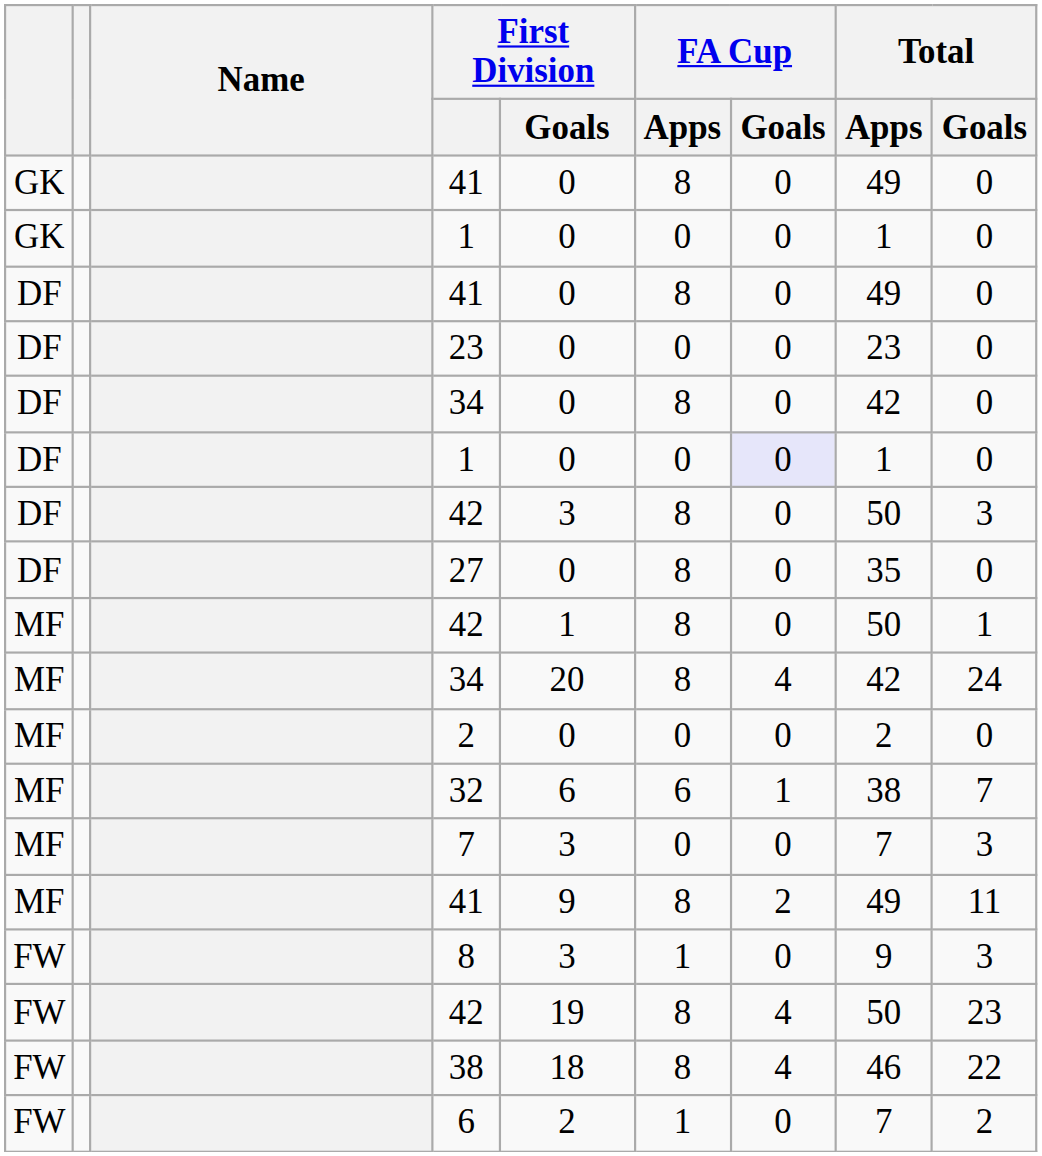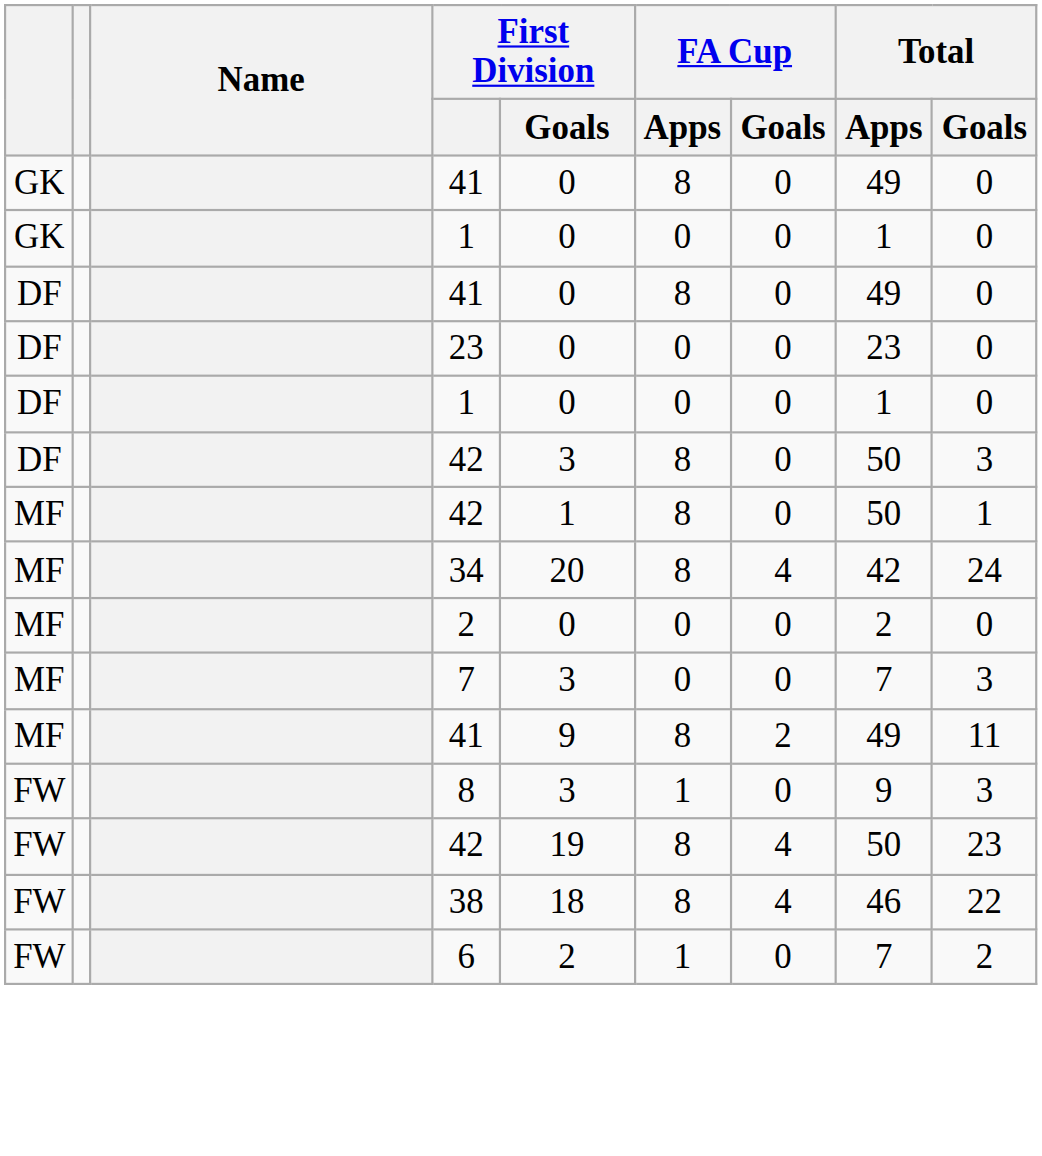- row: (39, 403)
(783, 458) lavender background -> (783, 403) no background
- row: (39, 569)
- row: (39, 790)
